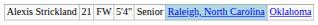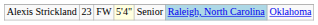(87, 12) 21 -> (87, 12) 23
(124, 12) no background -> (124, 12) lightyellow background
